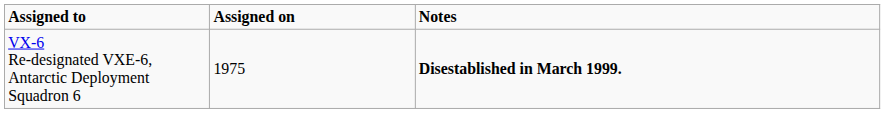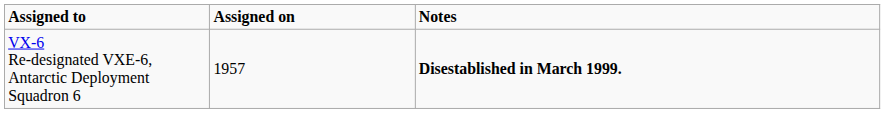(229, 68) 1975 -> (229, 68) 1957
